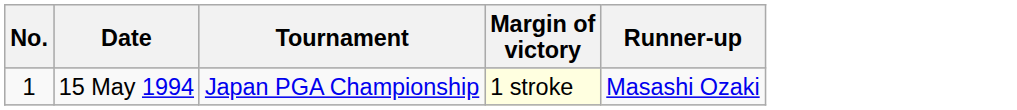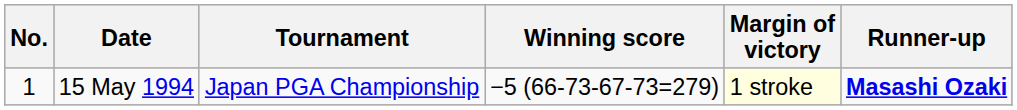+ column: (605, 37)
(683, 87) normal -> (927, 87) bold
